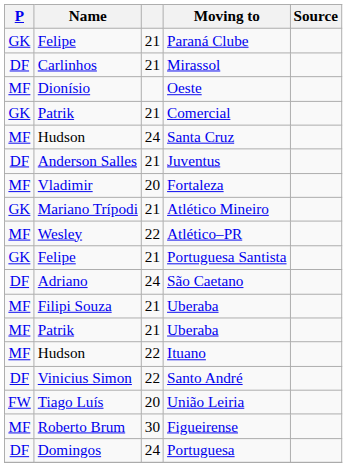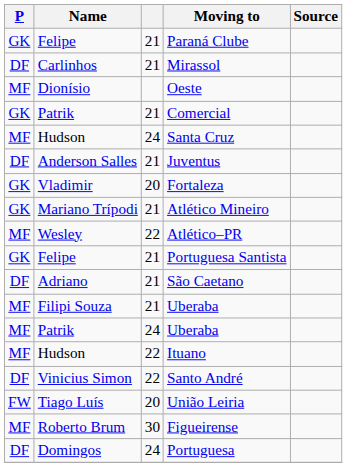(19, 185) MF -> (19, 185) GK
(152, 281) 24 -> (152, 281) 21
(152, 329) 21 -> (152, 329) 24
